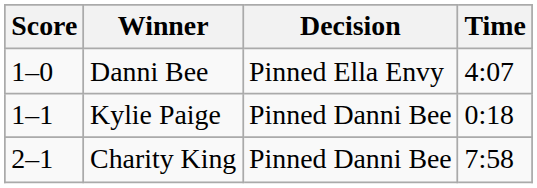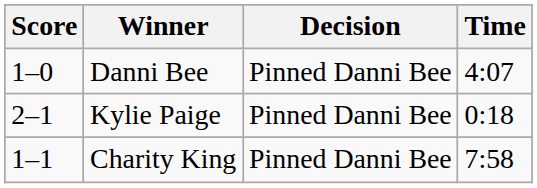(347, 70) Pinned Ella Envy -> (350, 70) Pinned Danni Bee
(32, 114) 1–1 -> (32, 114) 2–1
(32, 159) 2–1 -> (32, 159) 1–1
